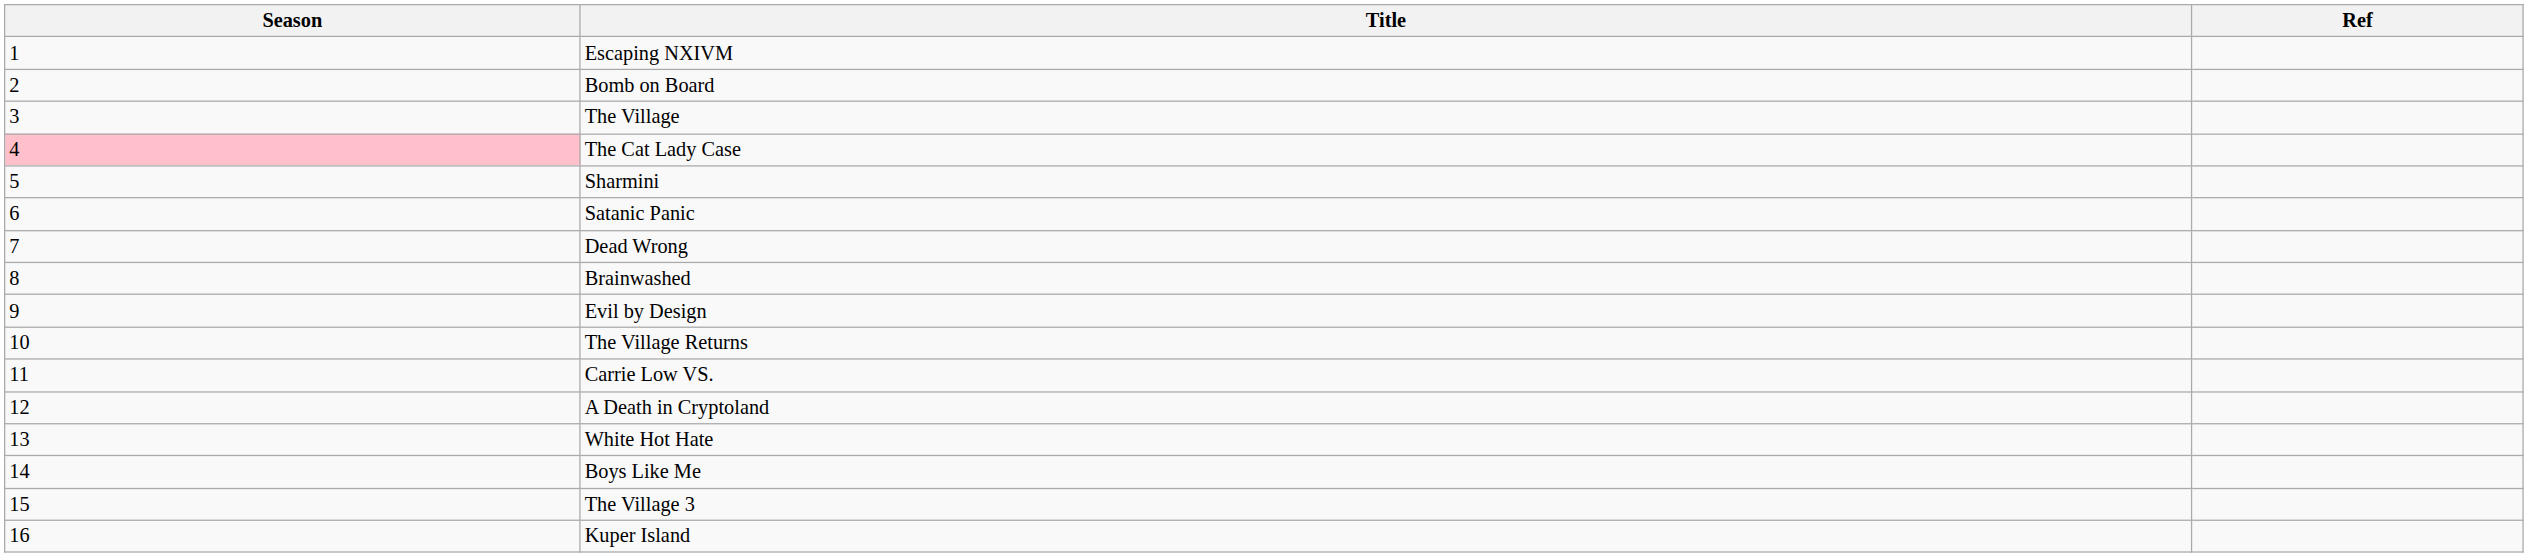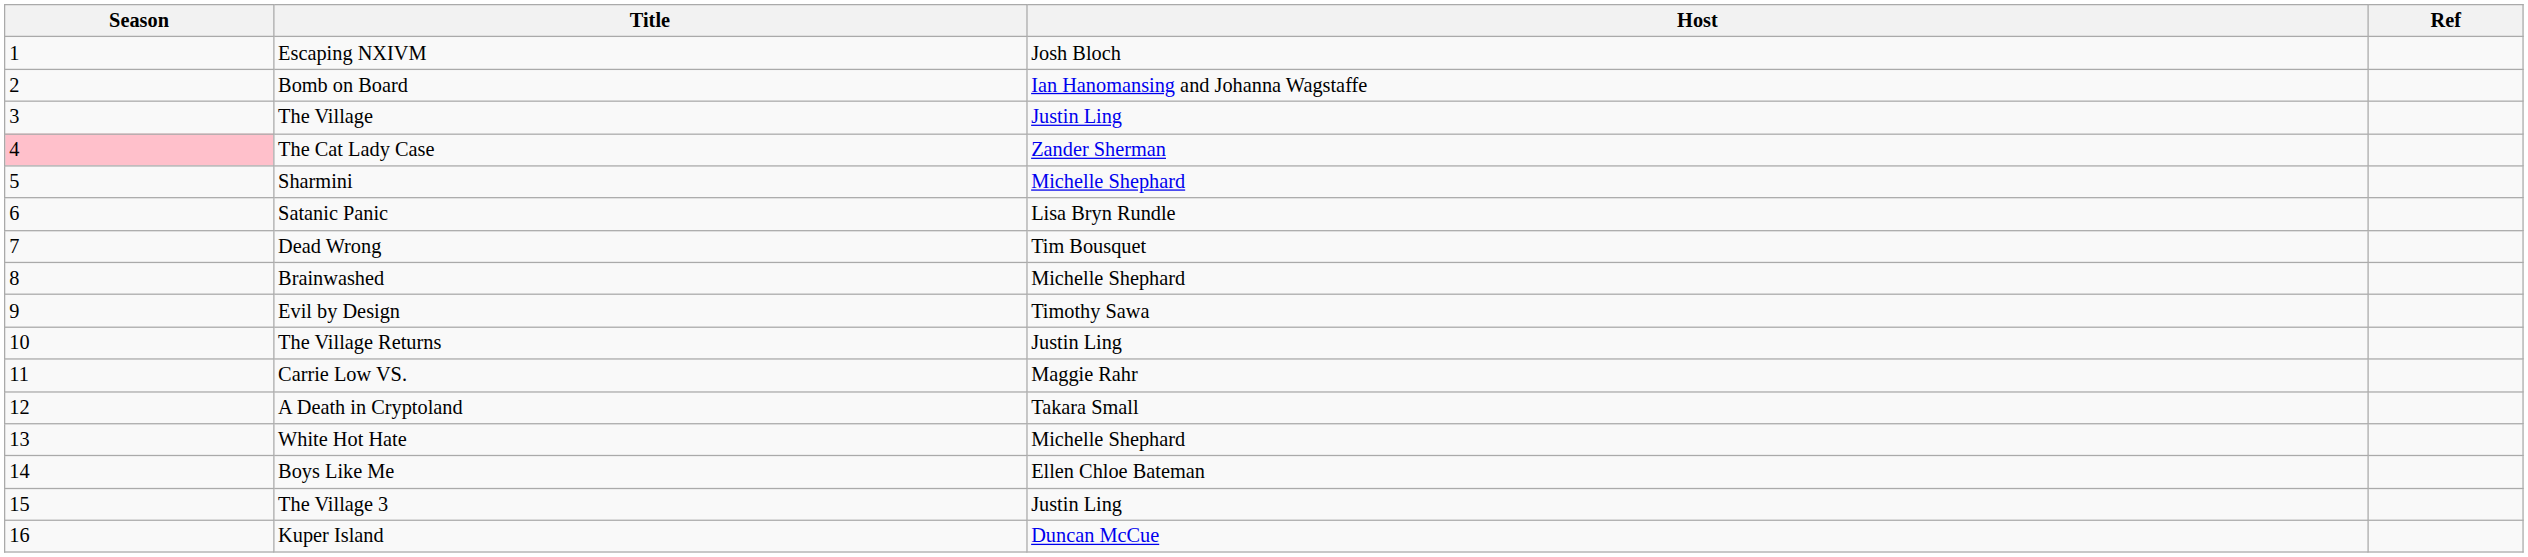+ column: (1697, 20)
